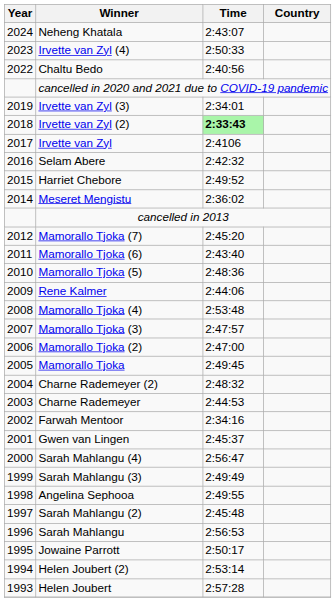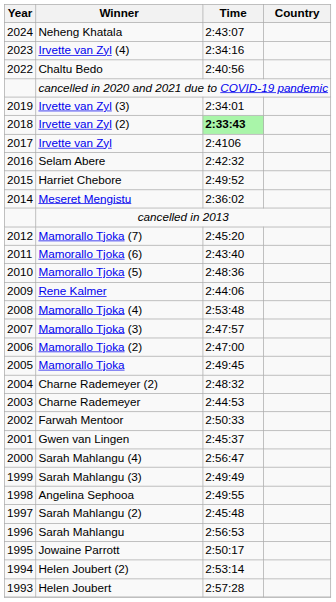(225, 50) 2:50:33 -> (225, 50) 2:34:16
(225, 421) 2:34:16 -> (225, 421) 2:50:33
